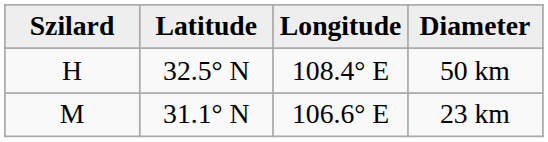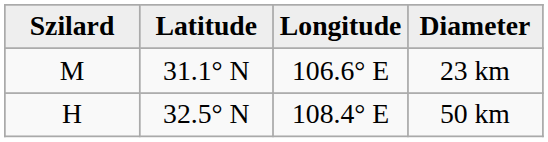rows swapped: (475, 70) <-> (475, 114)
